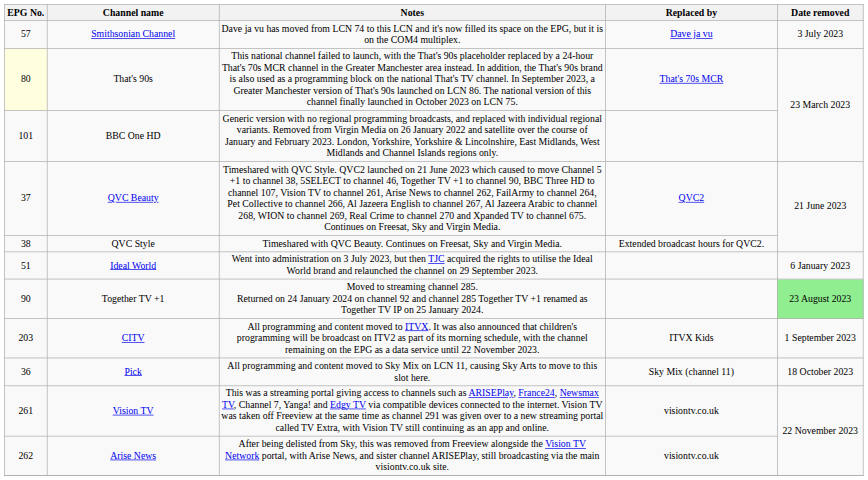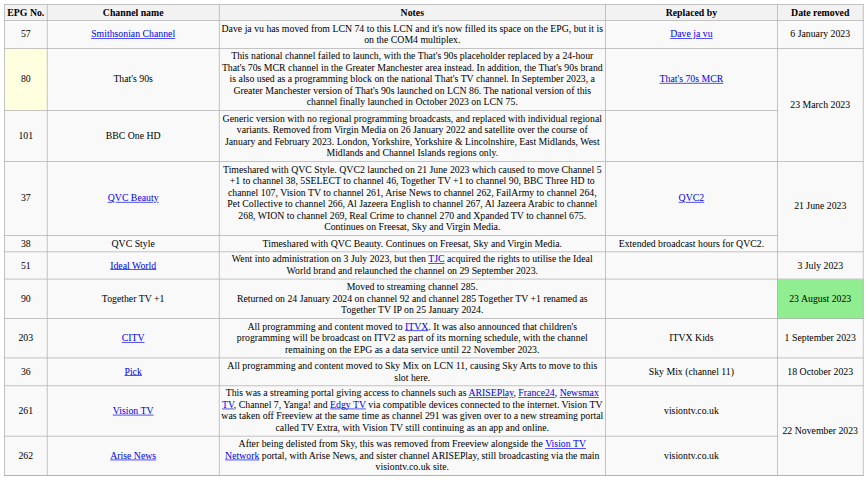(820, 34) 3 July 2023 -> (820, 34) 6 January 2023
(820, 265) 6 January 2023 -> (820, 265) 3 July 2023
